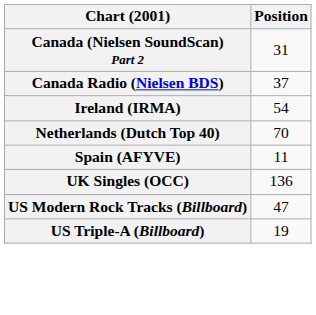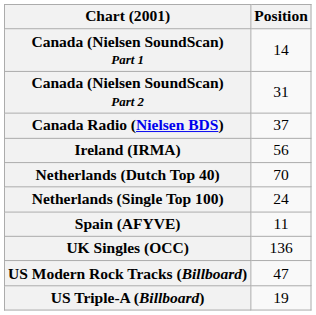+ row: (128, 50)
(281, 108) 54 -> (281, 150) 56
+ row: (128, 199)
